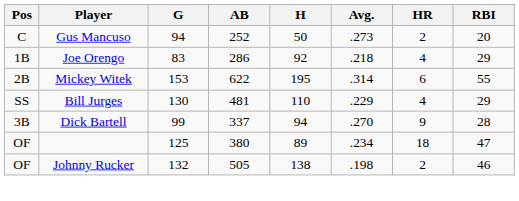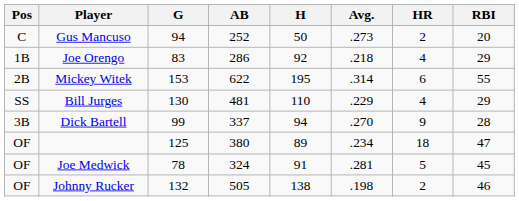+ row: (94, 164)
